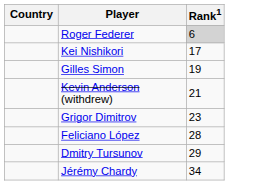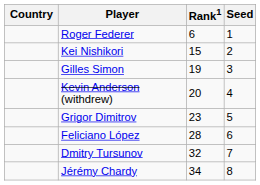+ column: (240, 14)
(192, 34) lightgrey background -> (192, 34) no background
(195, 51) 17 -> (195, 51) 15
(195, 93) 21 -> (195, 93) 20
(195, 153) 29 -> (195, 153) 32
